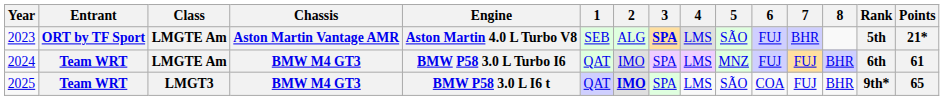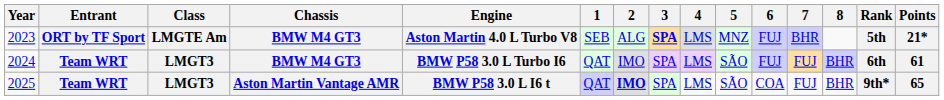(316, 38) Aston Martin Vantage AMR -> (316, 38) BMW M4 GT3
(734, 38) SÃO -> (734, 38) MNZ
(189, 60) LMGTE Am -> (189, 60) LMGT3
(734, 60) MNZ -> (734, 60) SÃO
(316, 83) BMW M4 GT3 -> (316, 83) Aston Martin Vantage AMR
